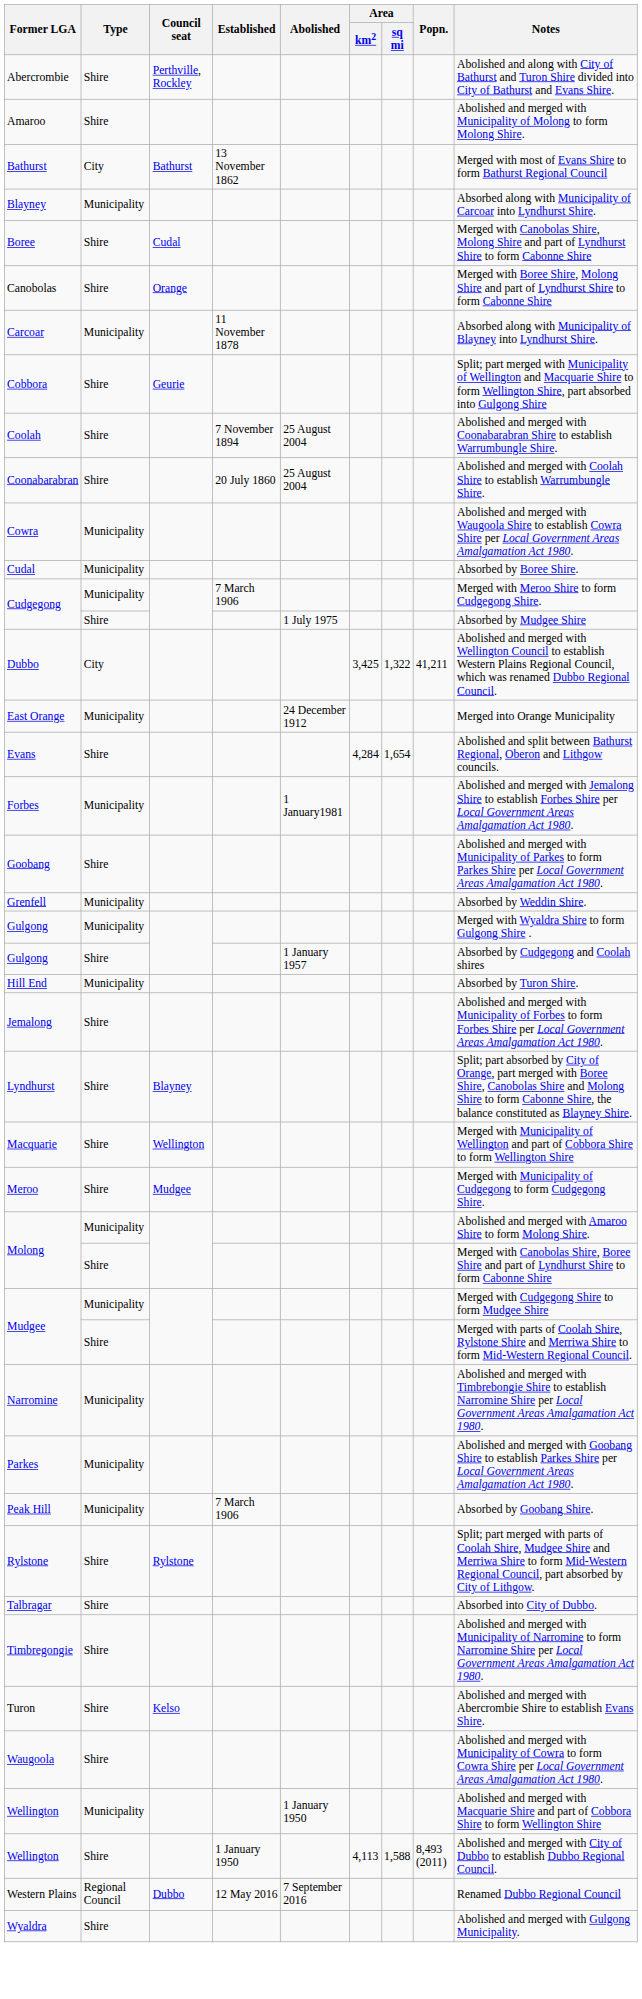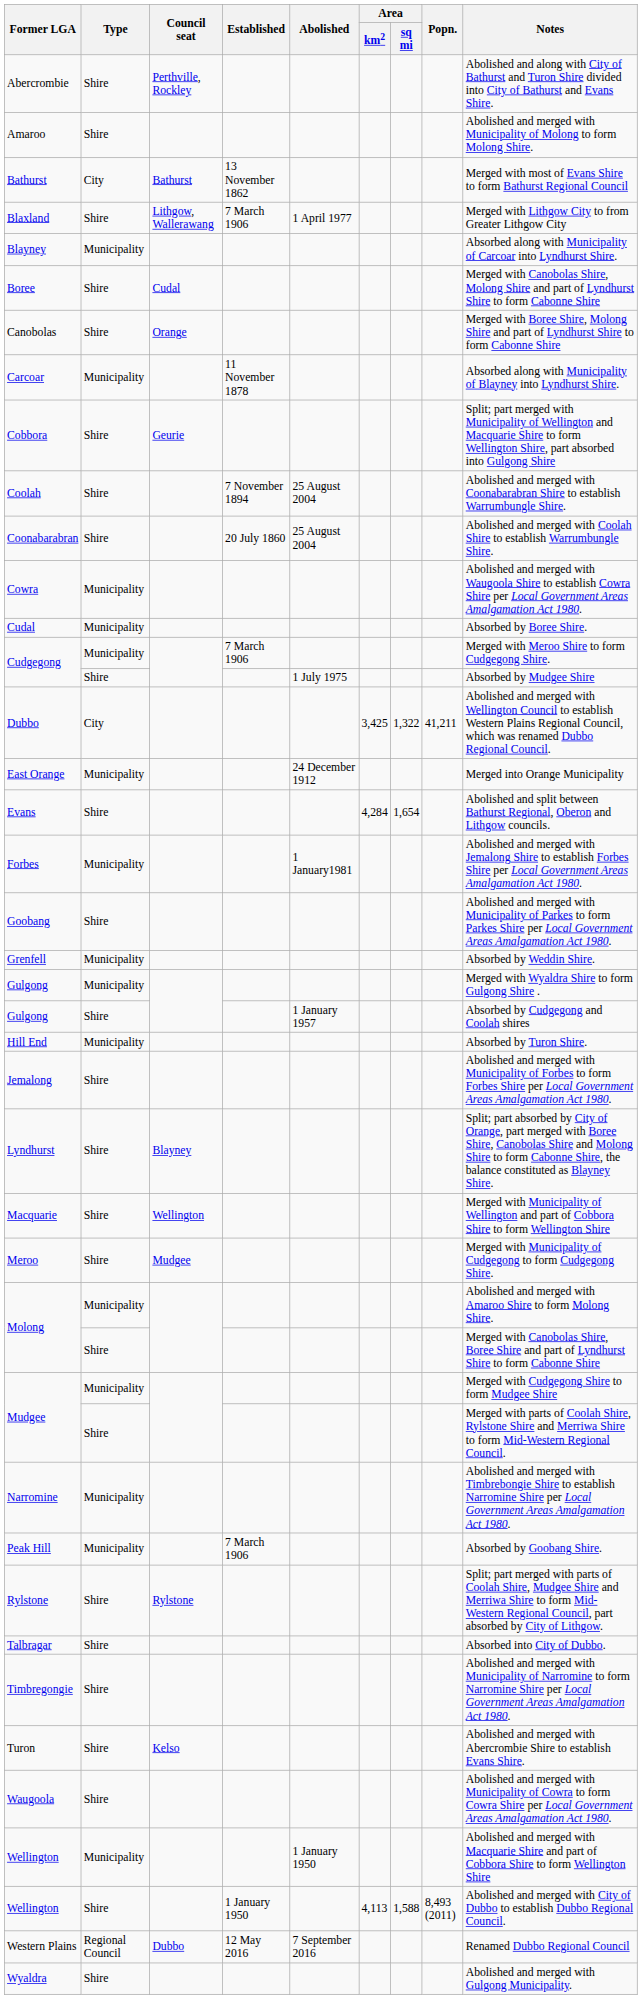+ row: (28, 218)
- row: (23, 1464)
